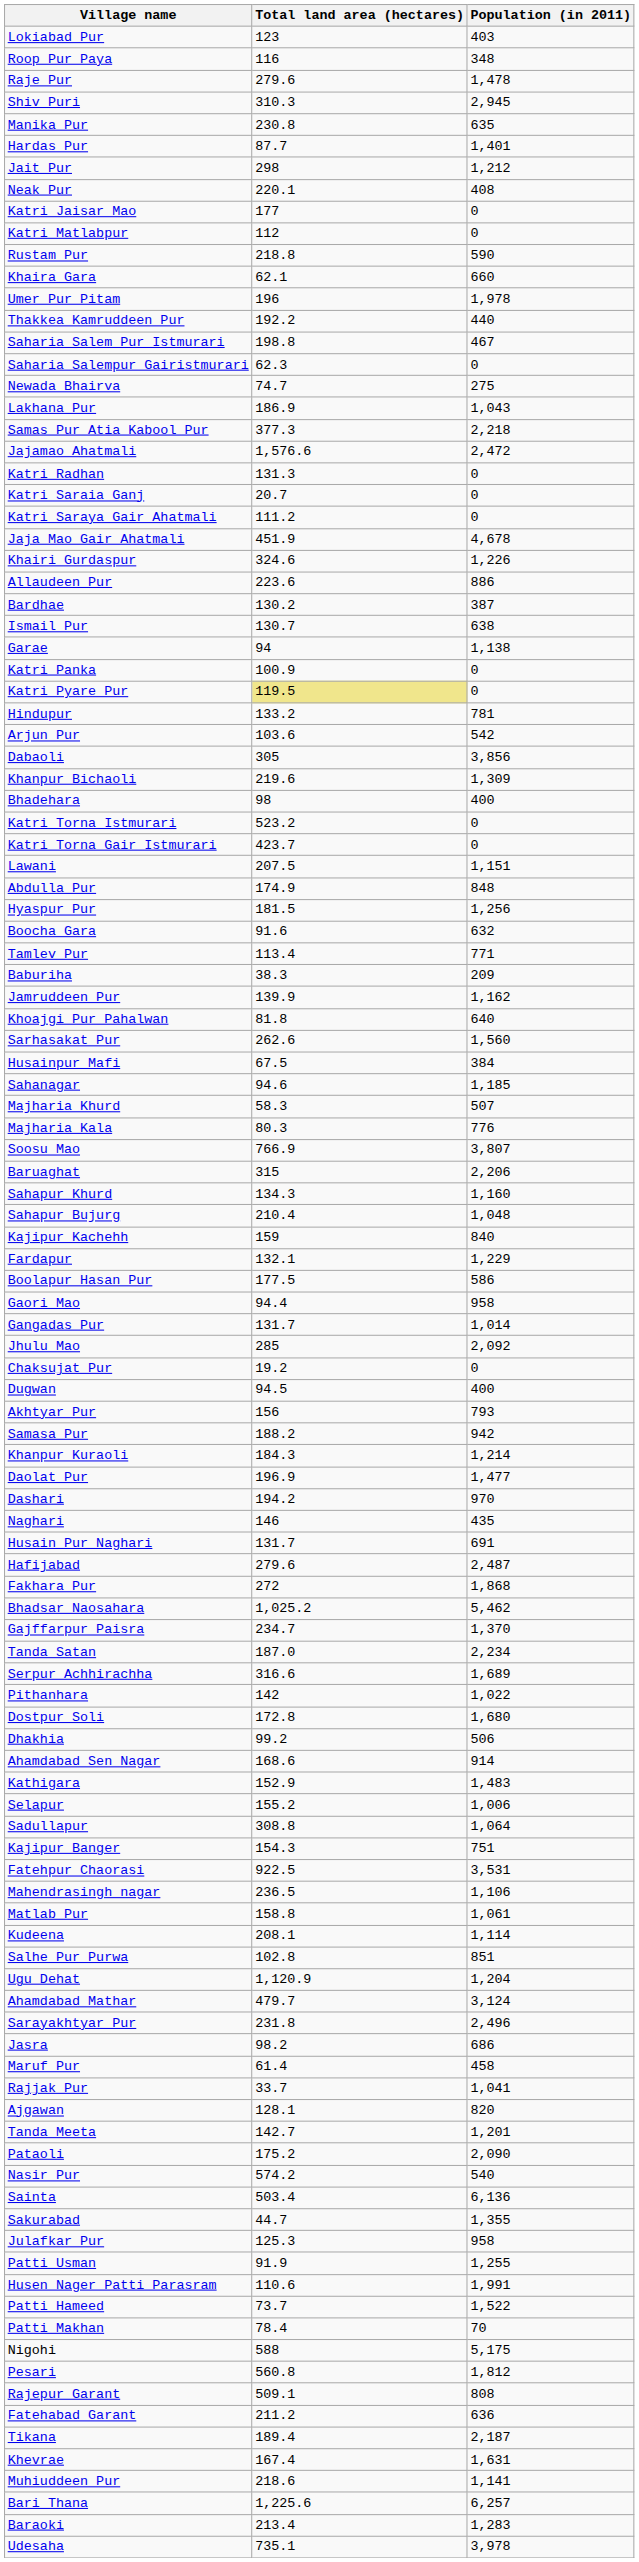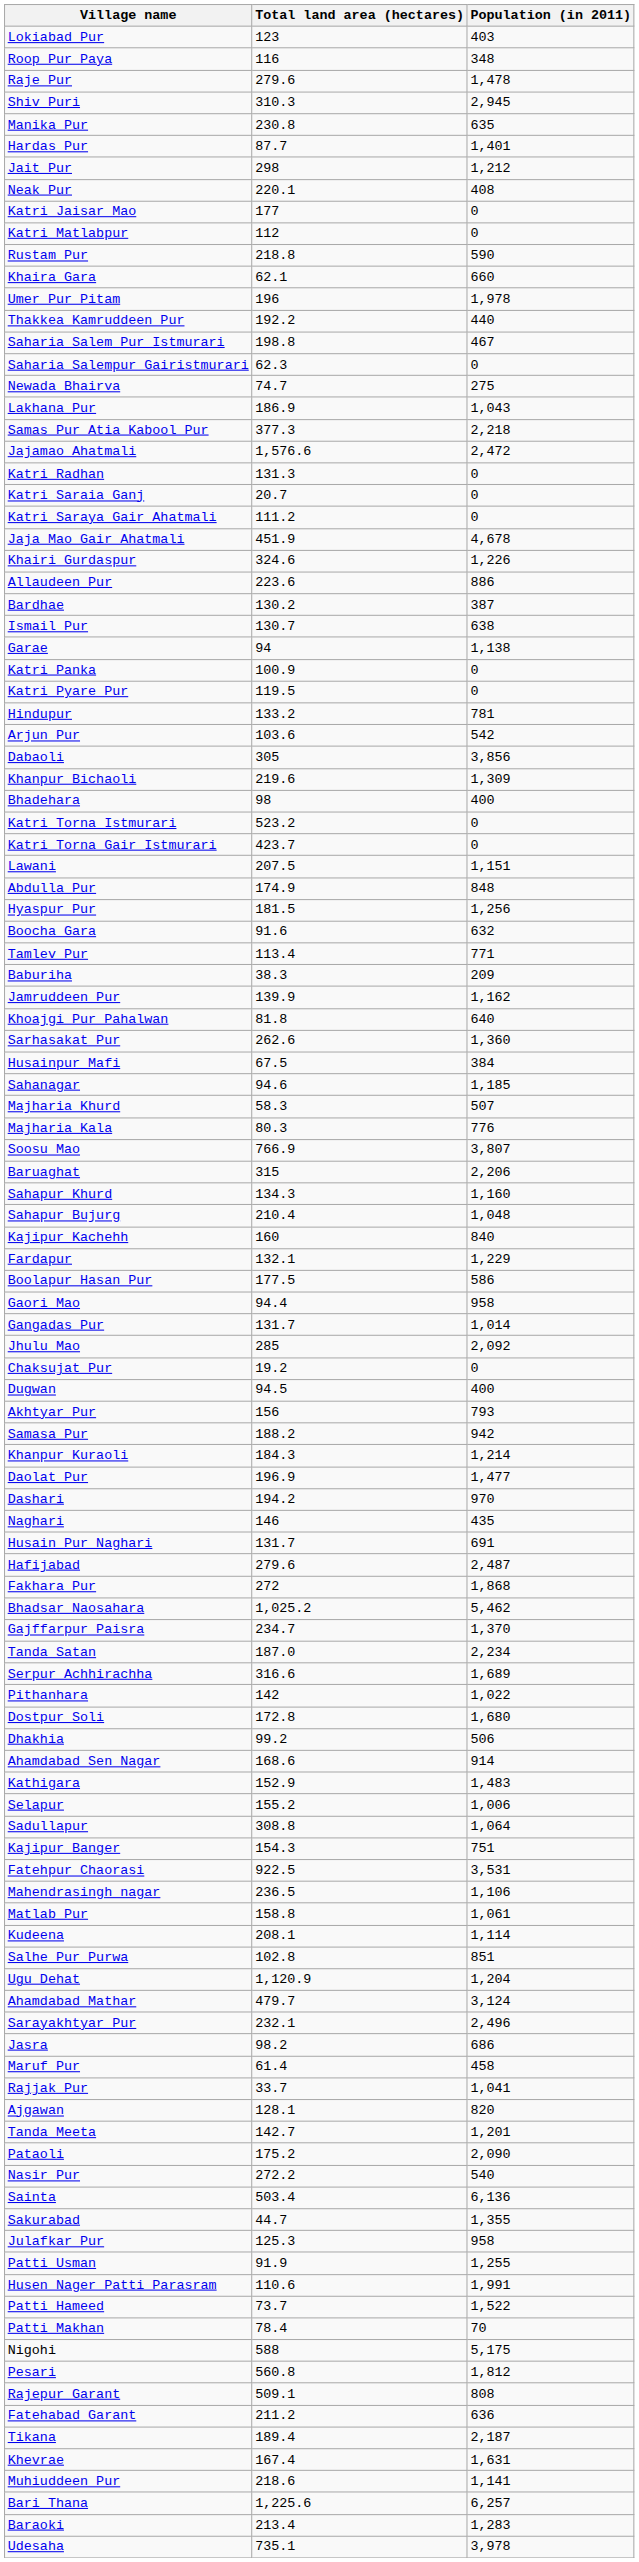(275, 692) khaki background -> (275, 692) no background
(491, 1041) 1,560 -> (491, 1041) 1,360
(267, 1238) 159 -> (267, 1238) 160
(275, 2023) 231.8 -> (275, 2023) 232.1
(275, 2176) 574.2 -> (275, 2176) 272.2
